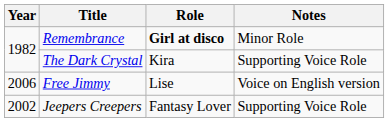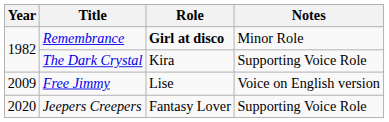(22, 83) 2006 -> (22, 83) 2009
(22, 106) 2002 -> (22, 106) 2020
